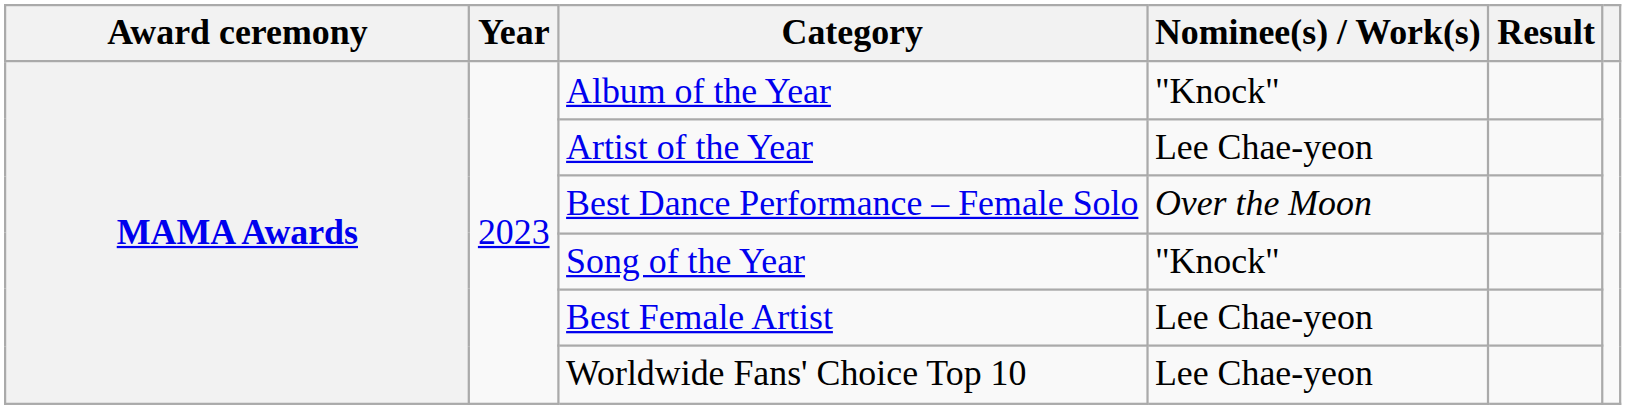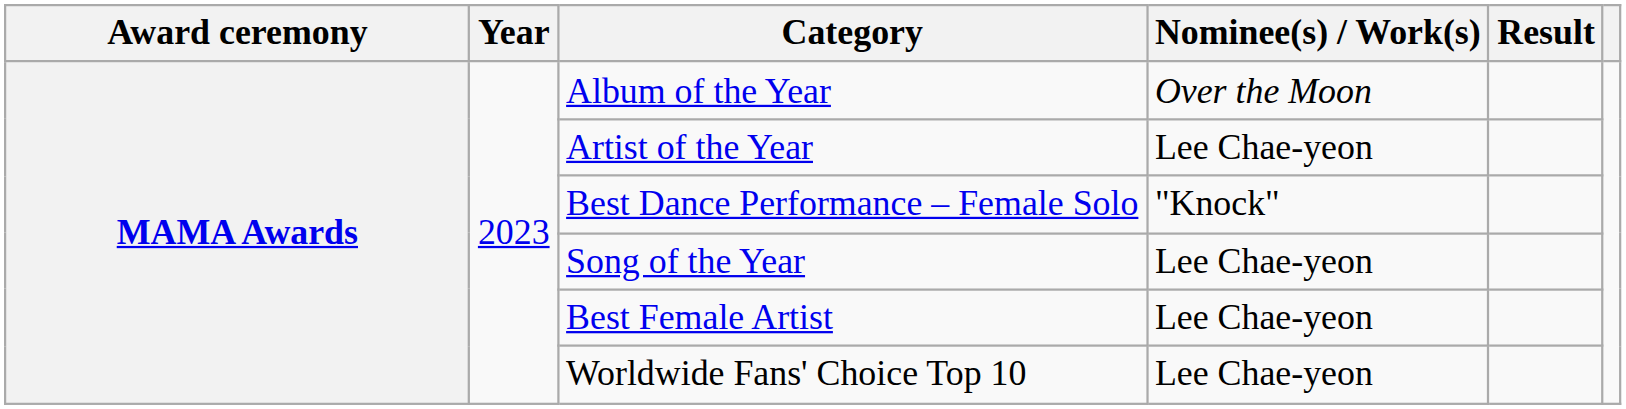(1217, 89) "Knock" -> (1263, 89) Over the Moon
(1263, 203) Over the Moon -> (1217, 203) "Knock"
(1217, 260) "Knock" -> (1264, 260) Lee Chae-yeon
